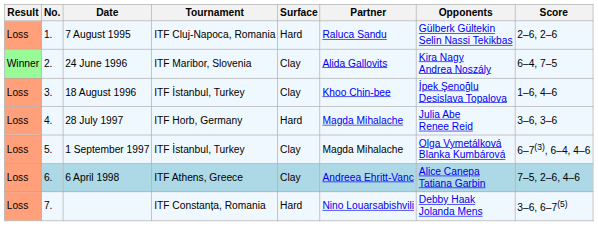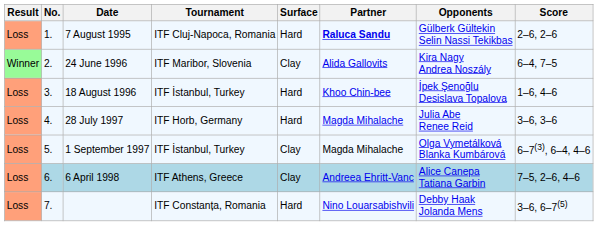(355, 34) normal -> (356, 34) bold
(290, 91) Clay -> (291, 91) Hard
